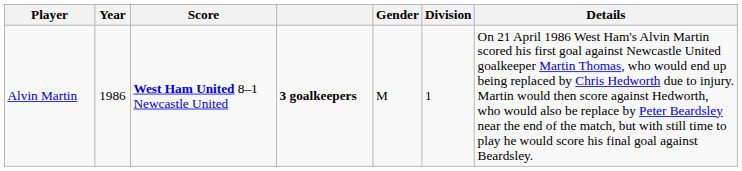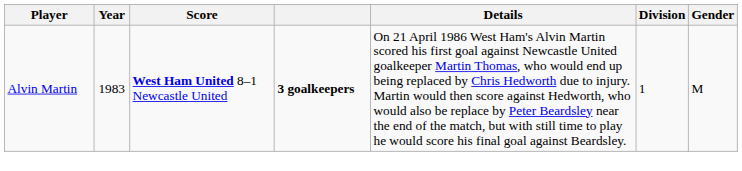columns swapped: (397, 15) <-> (606, 15)
(112, 95) 1986 -> (112, 88) 1983
